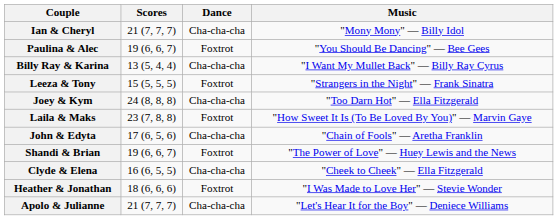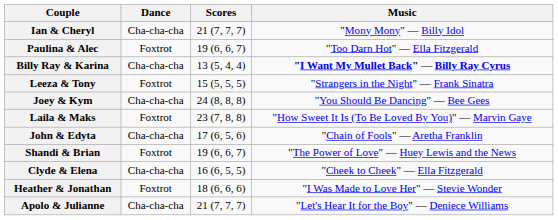columns swapped: (152, 13) <-> (217, 13)
(402, 48) "You Should Be Dancing" — Bee Gees -> (402, 48) "Too Darn Hot" — Ella Fitzgerald
(402, 65) normal -> (402, 65) bold
(402, 100) "Too Darn Hot" — Ella Fitzgerald -> (402, 100) "You Should Be Dancing" — Bee Gees
